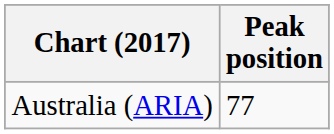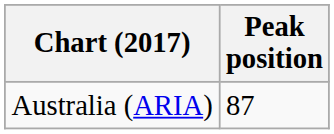(240, 104) 77 -> (240, 104) 87
